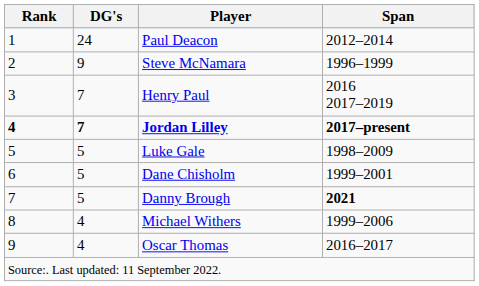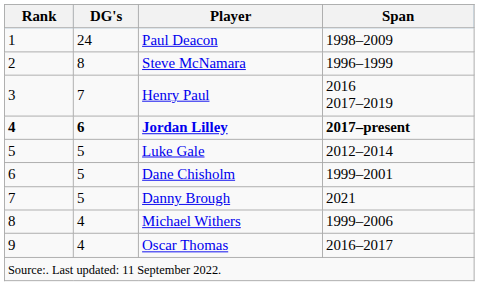(359, 39) 2012–2014 -> (359, 39) 1998–2009
(81, 63) 9 -> (81, 63) 8
(81, 127) 7 -> (81, 127) 6
(359, 151) 1998–2009 -> (359, 151) 2012–2014
(341, 198) bold -> (341, 198) normal
